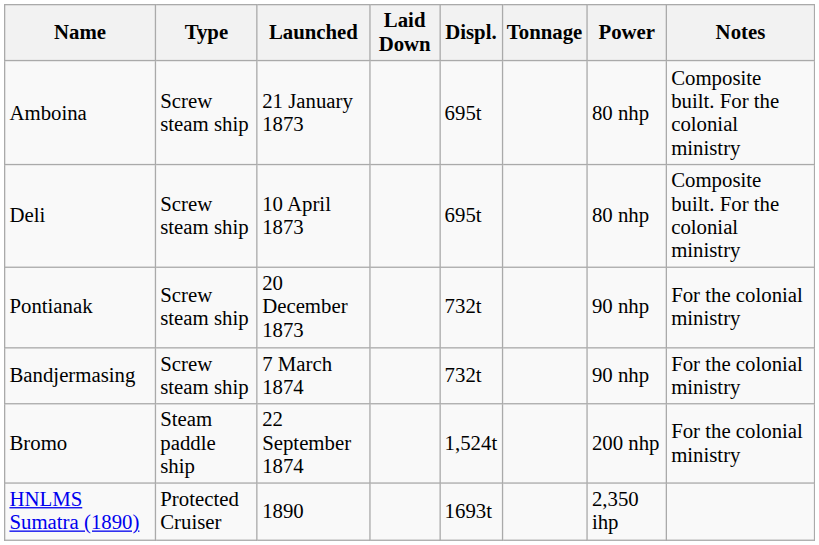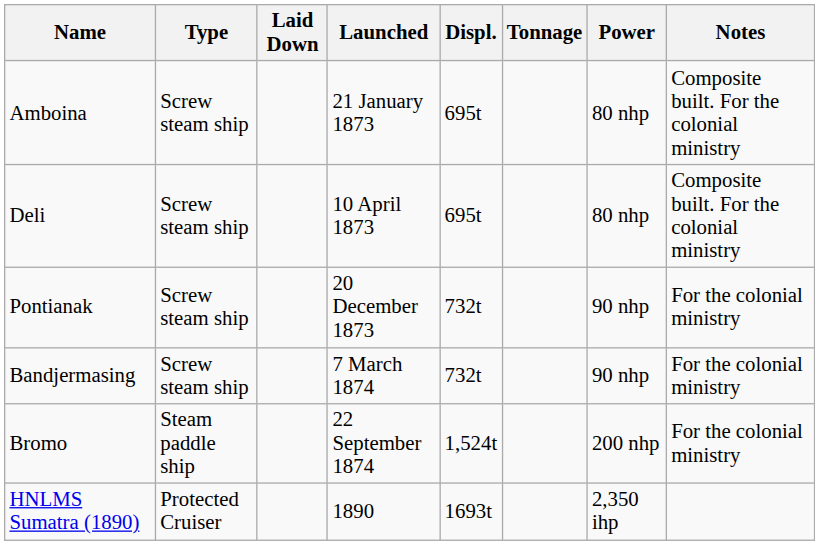columns swapped: (405, 32) <-> (313, 32)
